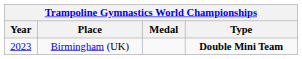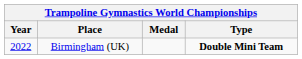(21, 46) 2023 -> (21, 46) 2022
